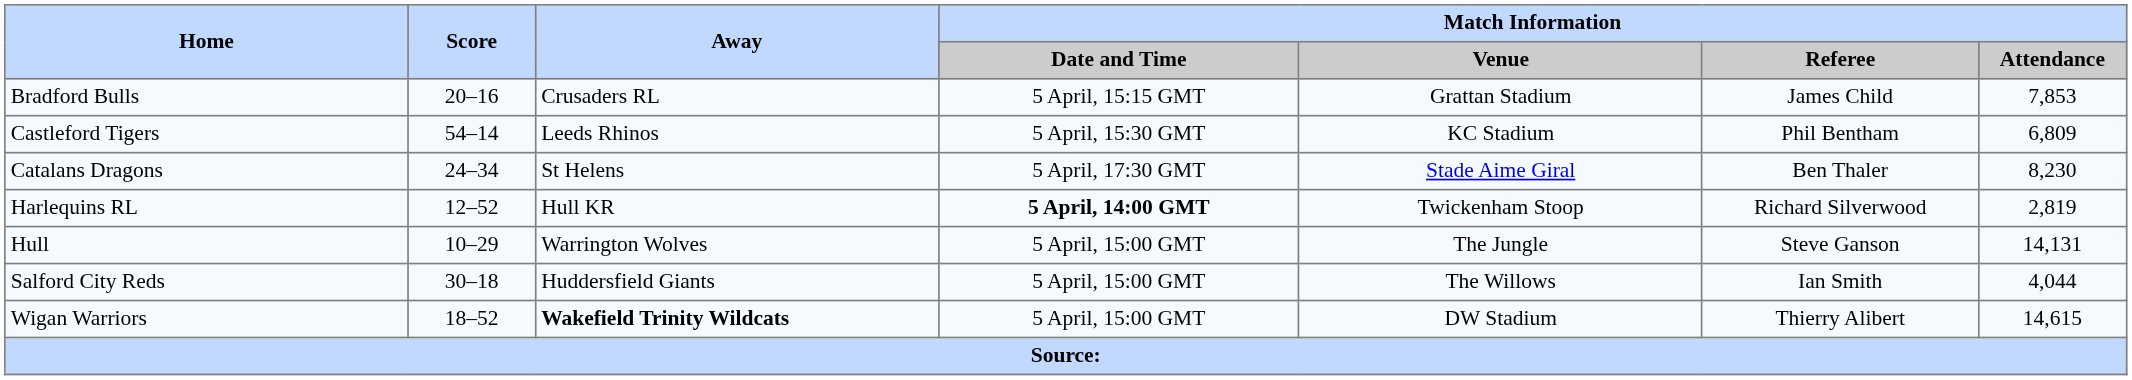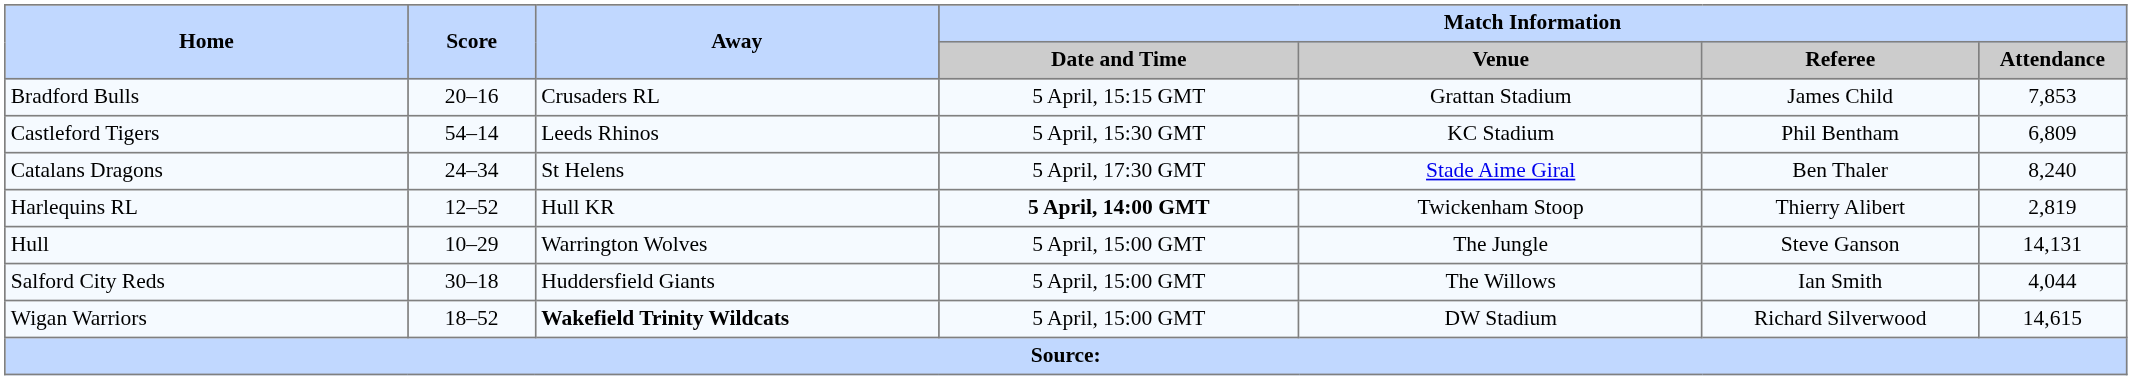(2052, 170) 8,230 -> (2052, 170) 8,240
(1840, 207) Richard Silverwood -> (1840, 207) Thierry Alibert
(1840, 318) Thierry Alibert -> (1840, 318) Richard Silverwood
